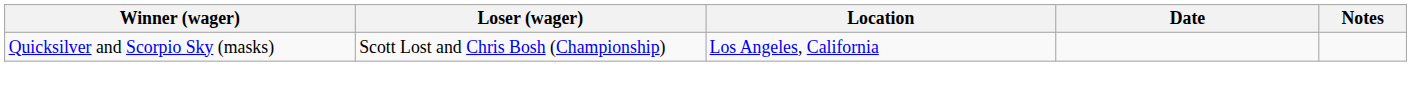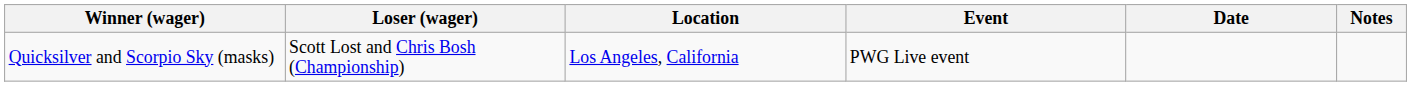+ column: (986, 18)
